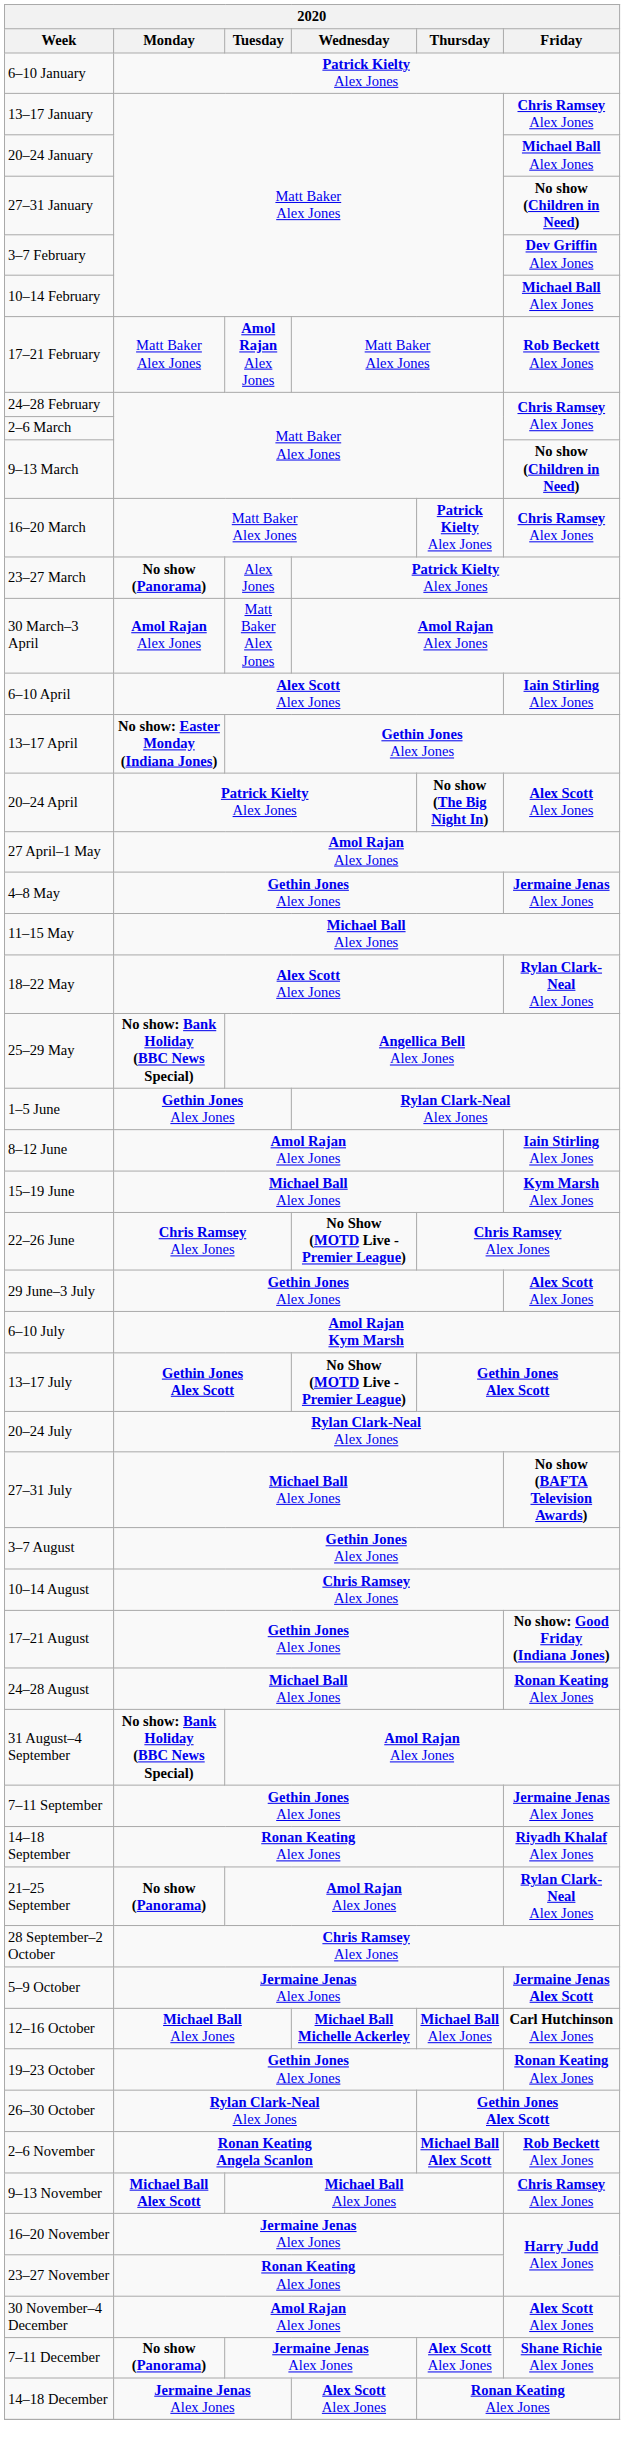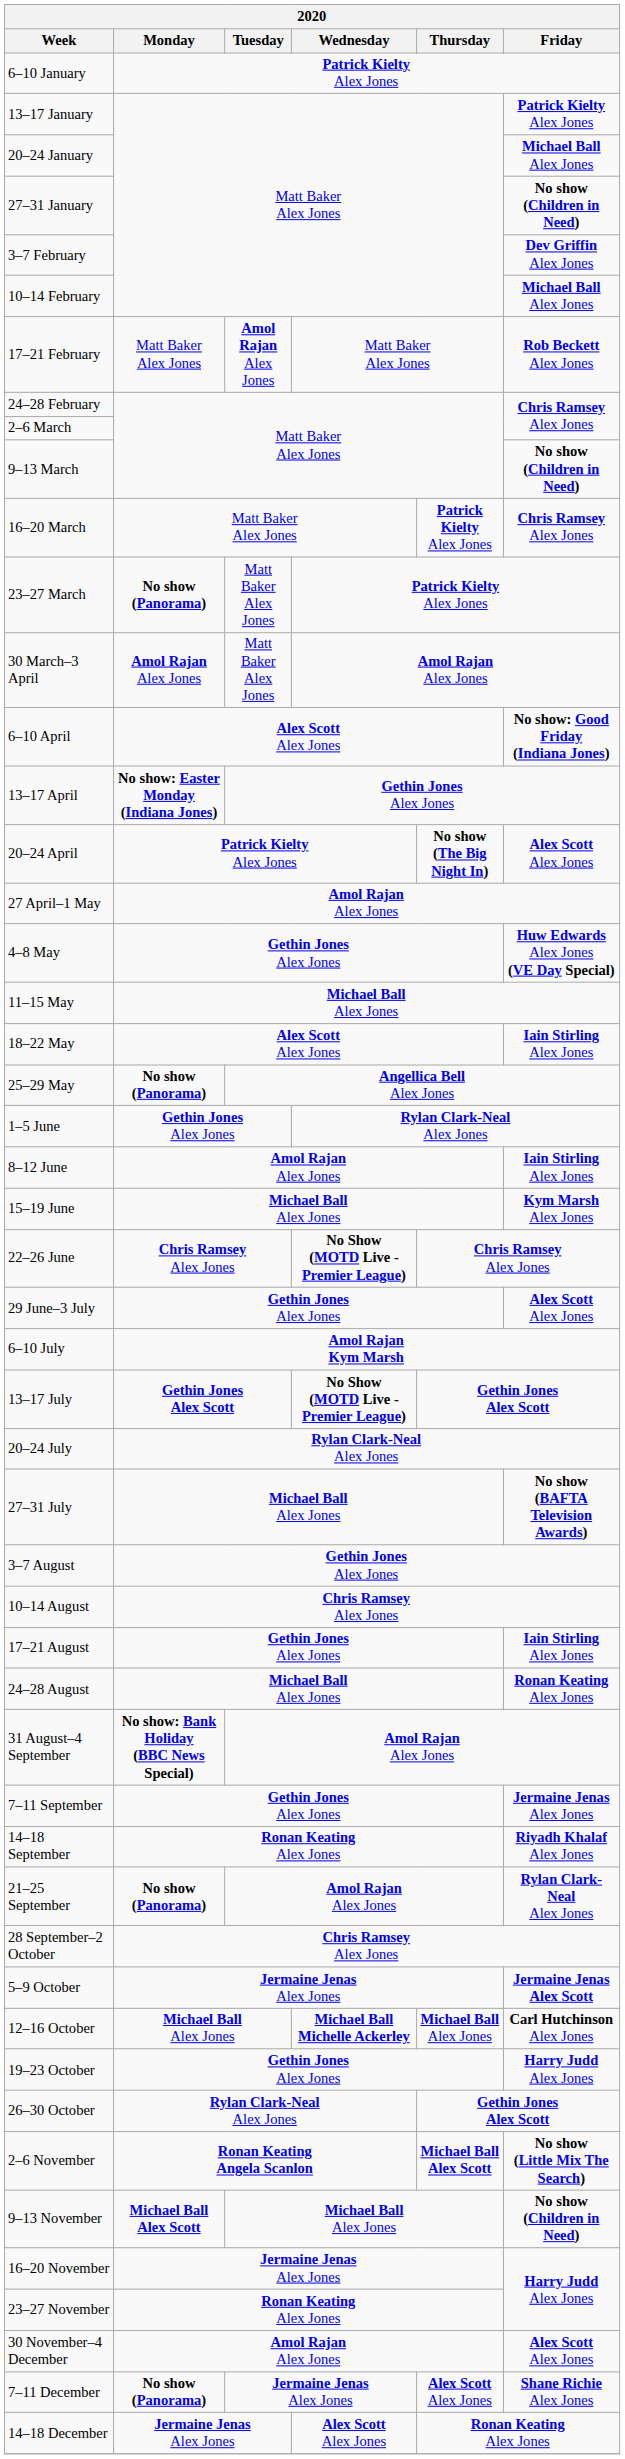(561, 114) Chris Ramsey Alex Jones -> (561, 114) Patrick Kielty Alex Jones
(258, 577) Alex Jones -> (258, 594) Matt Baker Alex Jones
(561, 694) Iain Stirling Alex Jones -> (561, 737) No show: Good Friday (Indiana Jones)
(561, 893) Jermaine Jenas Alex Jones -> (561, 953) Huw Edwards Alex Jones (VE Day Special)
(561, 984) Rylan Clark-Neal Alex Jones -> (561, 1044) Iain Stirling Alex Jones
(169, 1051) No show: Bank Holiday (BBC News Special) -> (169, 1085) No show (Panorama)
(561, 1639) No show: Good Friday (Indiana Jones) -> (561, 1648) Iain Stirling Alex Jones
(561, 2069) Ronan Keating Alex Jones -> (561, 2069) Harry Judd Alex Jones
(561, 2152) Rob Beckett Alex Jones -> (561, 2160) No show (Little Mix The Search)
(561, 2193) Chris Ramsey Alex Jones -> (561, 2219) No show (Children in Need)
